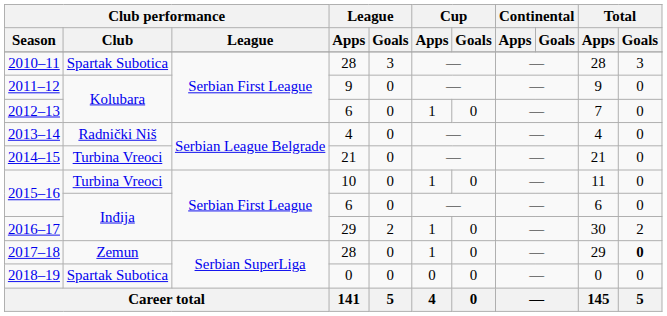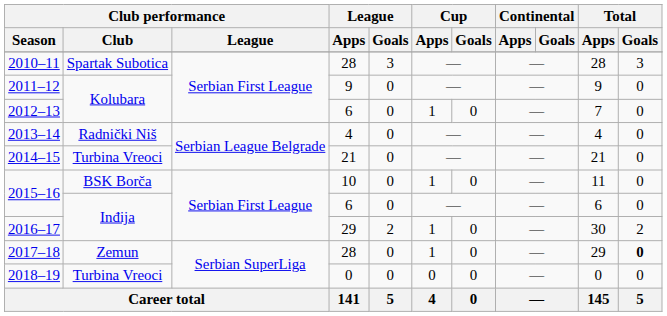(117, 181) Turbina Vreoci -> (117, 181) BSK Borča
(117, 275) Spartak Subotica -> (117, 275) Turbina Vreoci
